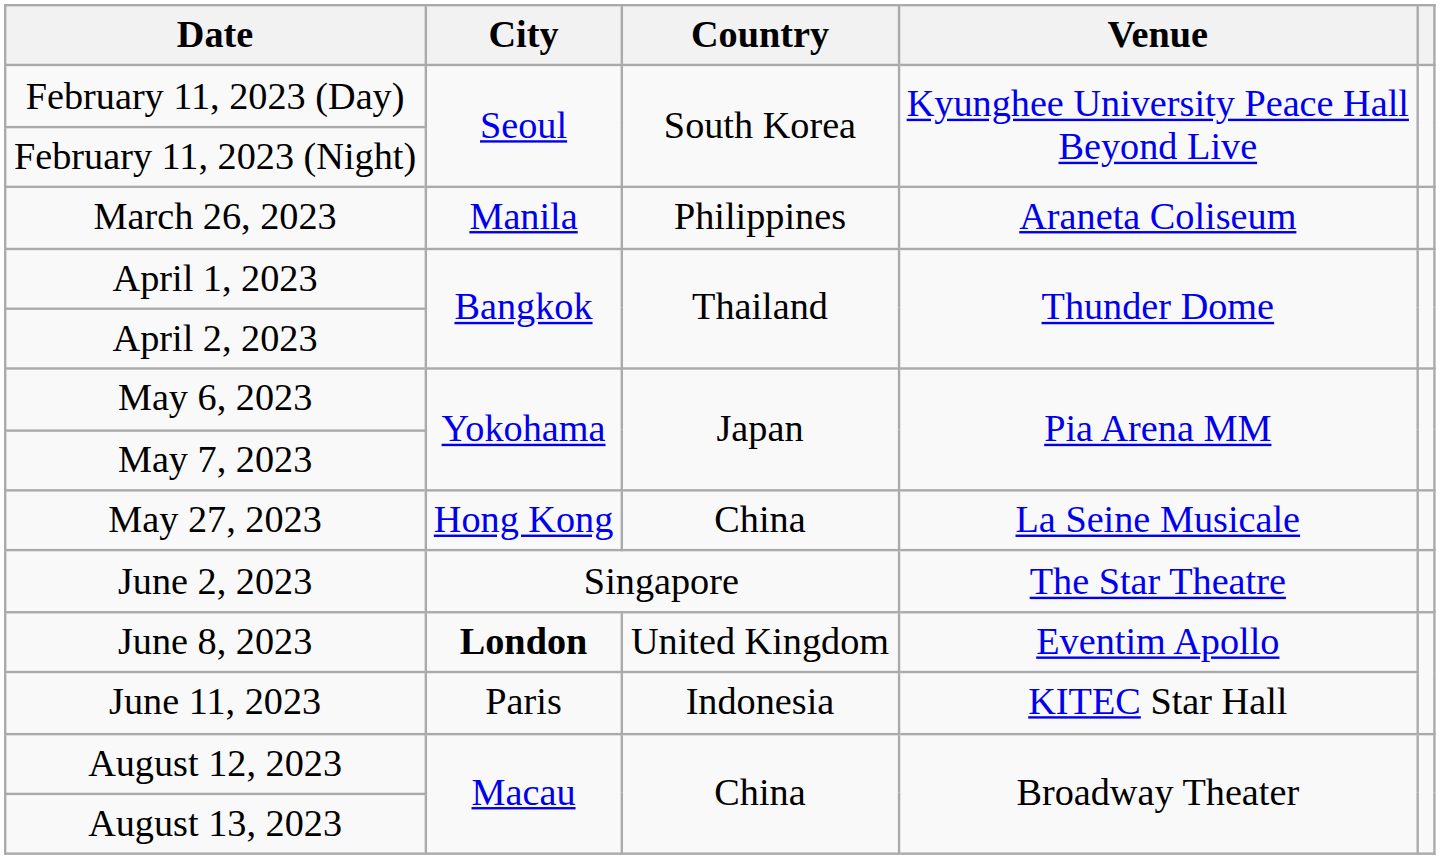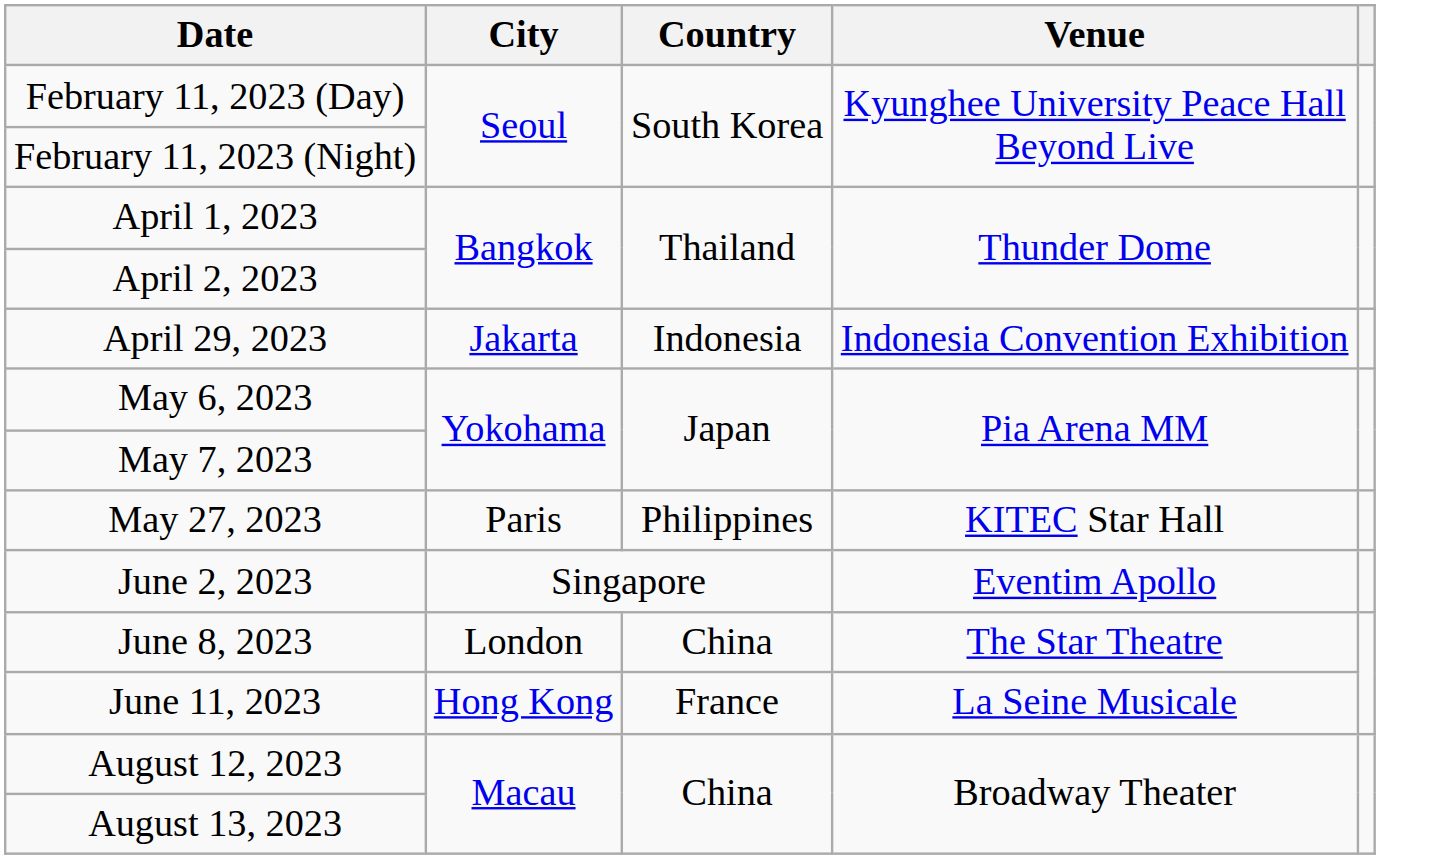- row: (215, 216)
+ row: (215, 338)
(524, 519) Hong Kong -> (524, 519) Paris
(760, 519) China -> (727, 519) Philippines
(1158, 519) La Seine Musicale -> (1095, 519) KITEC Star Hall
(1158, 580) The Star Theatre -> (1095, 580) Eventim Apollo
(524, 641) bold -> (524, 641) normal
(760, 641) United Kingdom -> (727, 641) China
(1158, 641) Eventim Apollo -> (1095, 641) The Star Theatre
(524, 701) Paris -> (524, 701) Hong Kong
(760, 701) Indonesia -> (727, 701) France
(1158, 701) KITEC Star Hall -> (1095, 701) La Seine Musicale
